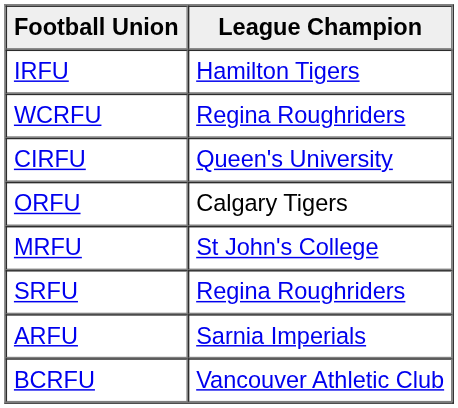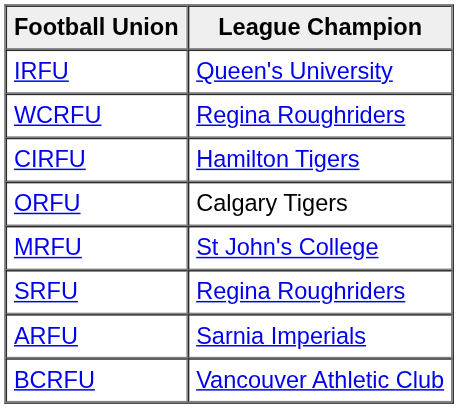(278, 71) Hamilton Tigers -> (295, 71) Queen's University
(295, 159) Queen's University -> (278, 159) Hamilton Tigers
